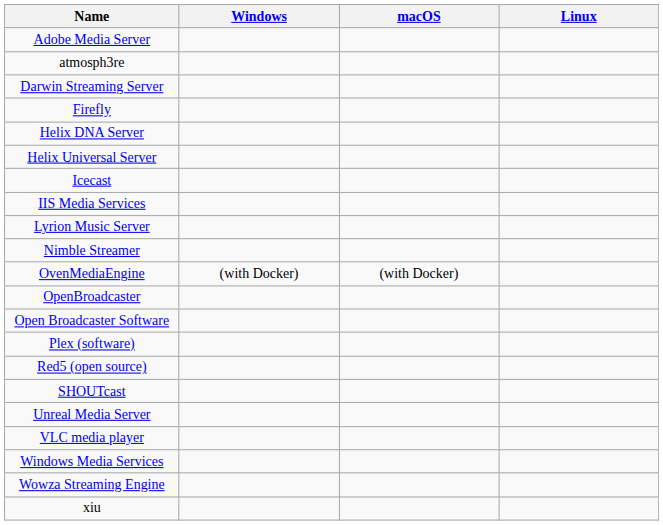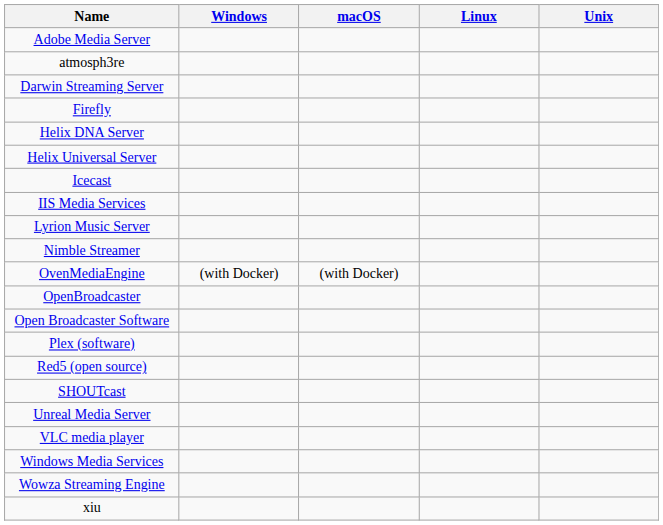+ column: (599, 16)
